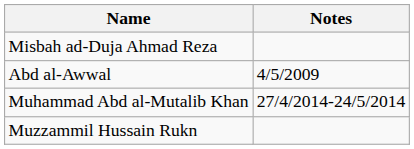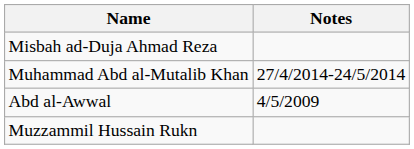rows swapped: (60, 74) <-> (129, 102)
